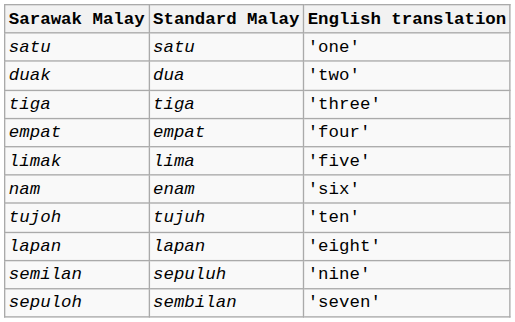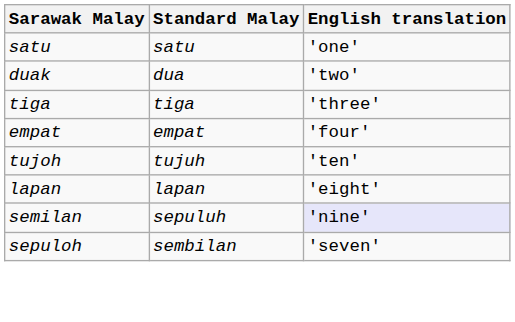- row: (35, 161)
- row: (24, 189)
(339, 274) no background -> (339, 218) lavender background
